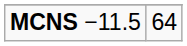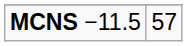(164, 22) 64 -> (164, 22) 57
